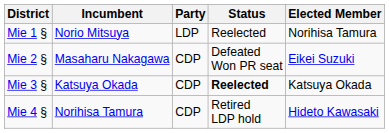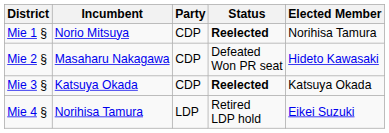(187, 33) LDP -> (188, 33) CDP
(239, 33) normal -> (240, 33) bold
(321, 59) Eikei Suzuki -> (334, 59) Hideto Kawasaki
(188, 111) CDP -> (187, 111) LDP
(334, 111) Hideto Kawasaki -> (321, 111) Eikei Suzuki
